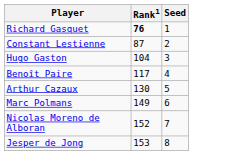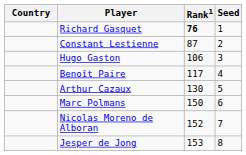+ column: (31, 13)
(142, 59) 104 -> (195, 59) 106
(142, 103) 149 -> (195, 103) 150
